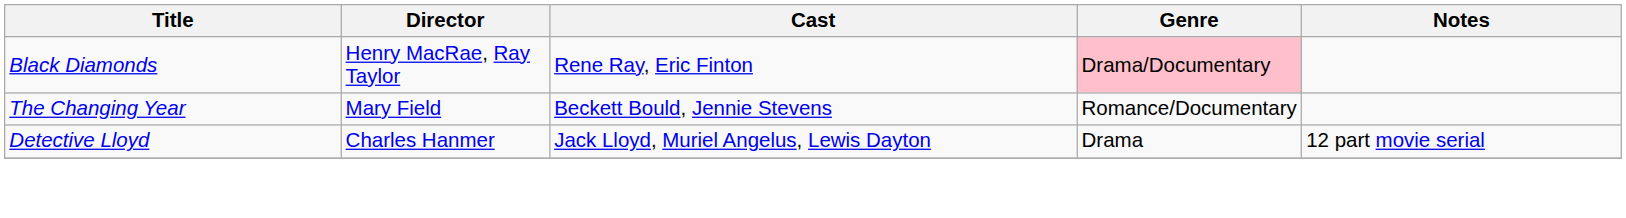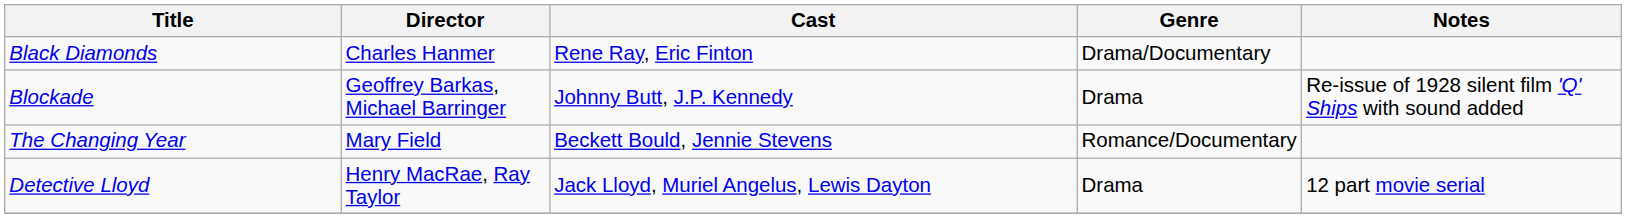(438, 64) Henry MacRae, Ray Taylor -> (420, 53) Charles Hanmer
(1176, 64) pink background -> (1176, 53) no background
+ row: (51, 97)
(420, 141) Charles Hanmer -> (438, 185) Henry MacRae, Ray Taylor
